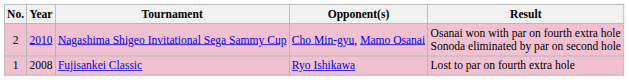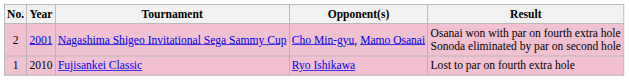(41, 40) 2010 -> (41, 40) 2001
(41, 65) 2008 -> (41, 65) 2010
